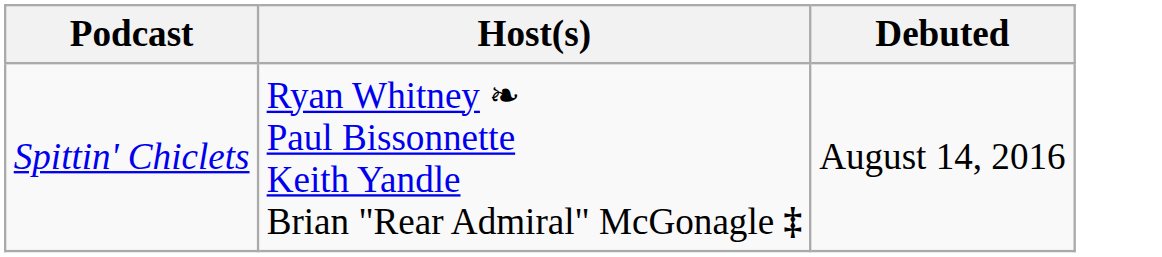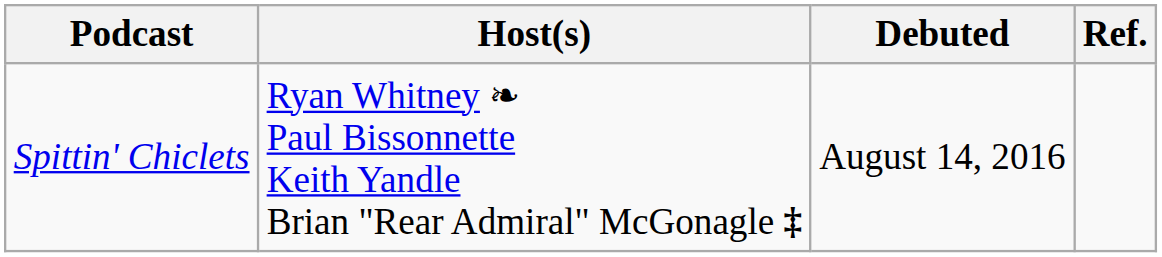+ column: (1115, 33)
